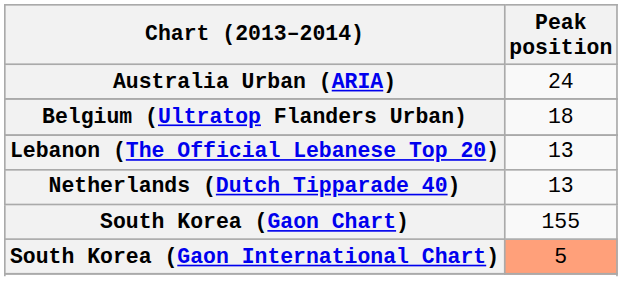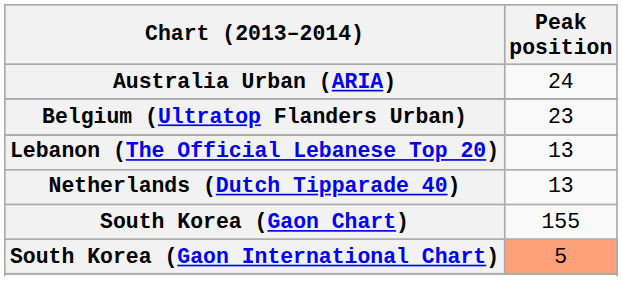(561, 117) 18 -> (561, 117) 23
